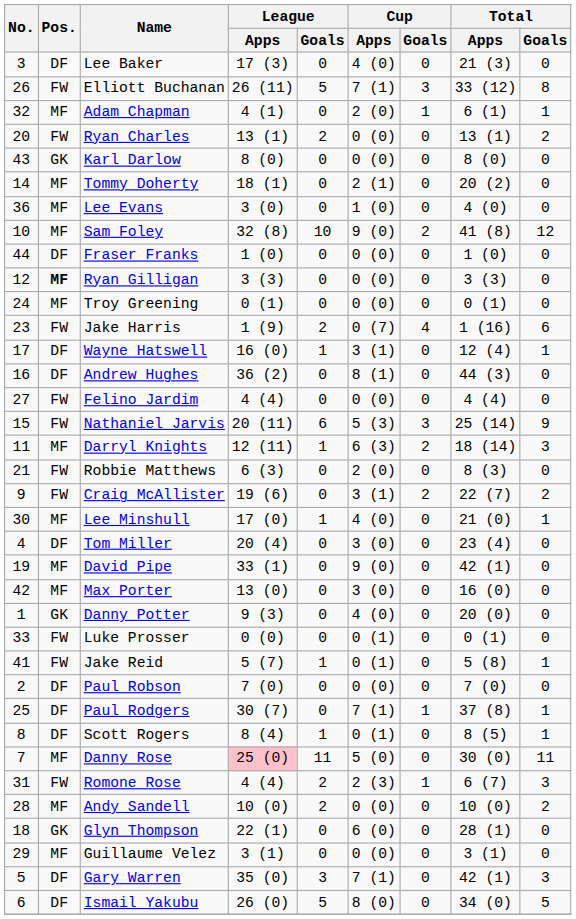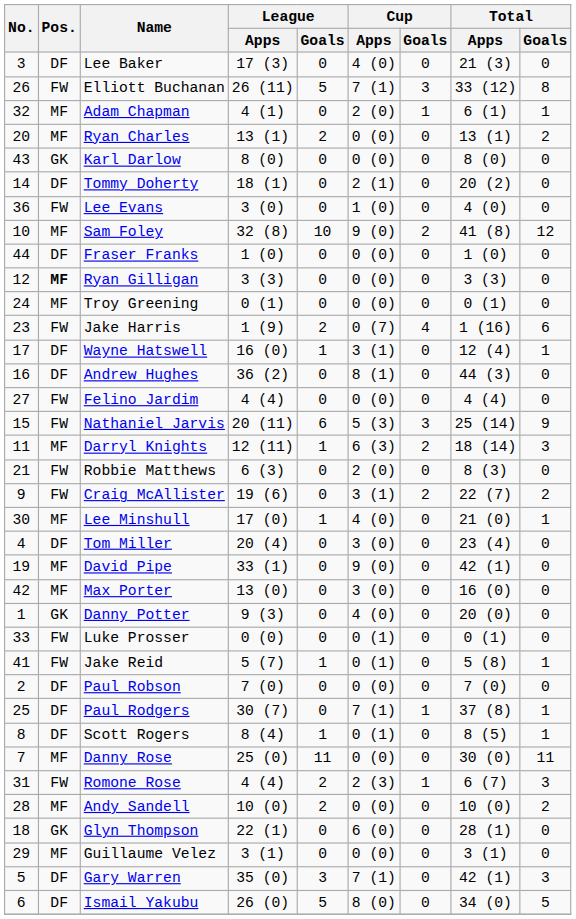(59, 136) FW -> (59, 136) MF
(59, 184) MF -> (59, 184) DF
(59, 208) MF -> (59, 208) FW
(263, 759) pink background -> (263, 759) no background
(374, 759) 5 (0) -> (374, 759) 0 (0)
